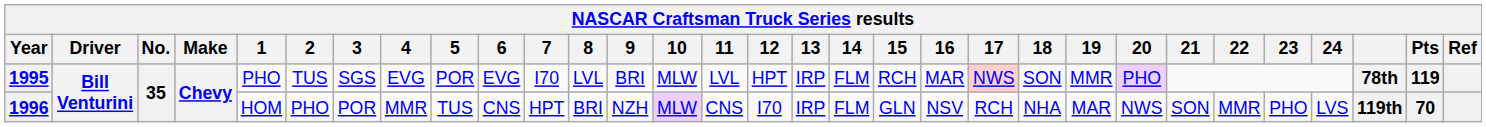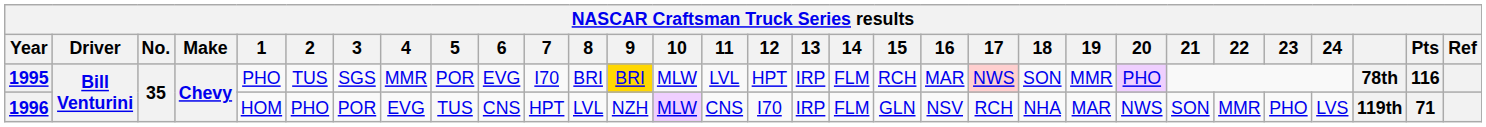(406, 78) EVG -> (406, 78) MMR
(588, 78) LVL -> (588, 78) BRI
(630, 78) no background -> (630, 78) gold background
(1425, 78) 119 -> (1425, 78) 116
(406, 107) MMR -> (406, 107) EVG
(588, 107) BRI -> (588, 107) LVL
(1425, 107) 70 -> (1425, 107) 71
